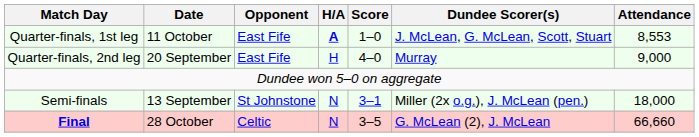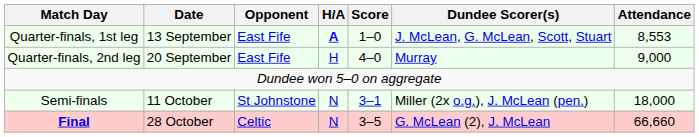(179, 36) 11 October -> (189, 36) 13 September
(189, 100) 13 September -> (179, 100) 11 October
